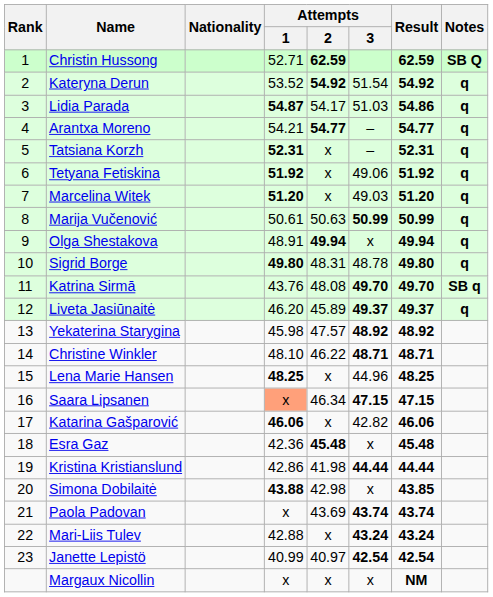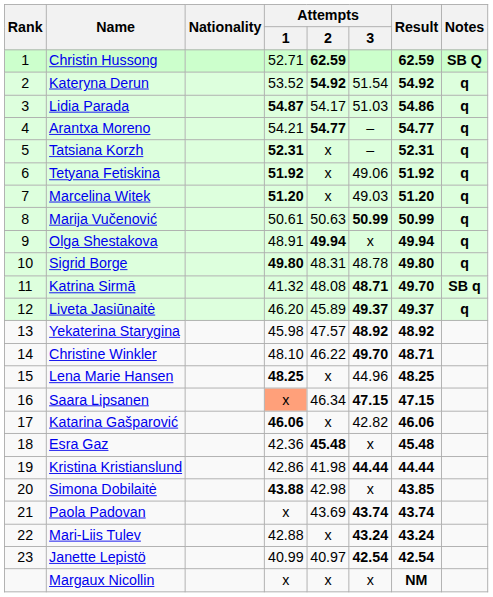(286, 286) 43.76 -> (286, 286) 41.32
(370, 286) 49.70 -> (370, 286) 48.71
(370, 354) 48.71 -> (370, 354) 49.70
